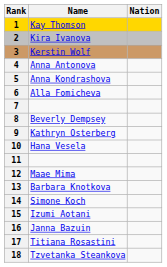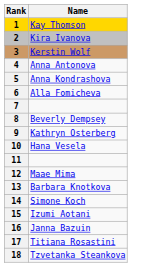- column: (144, 11)
